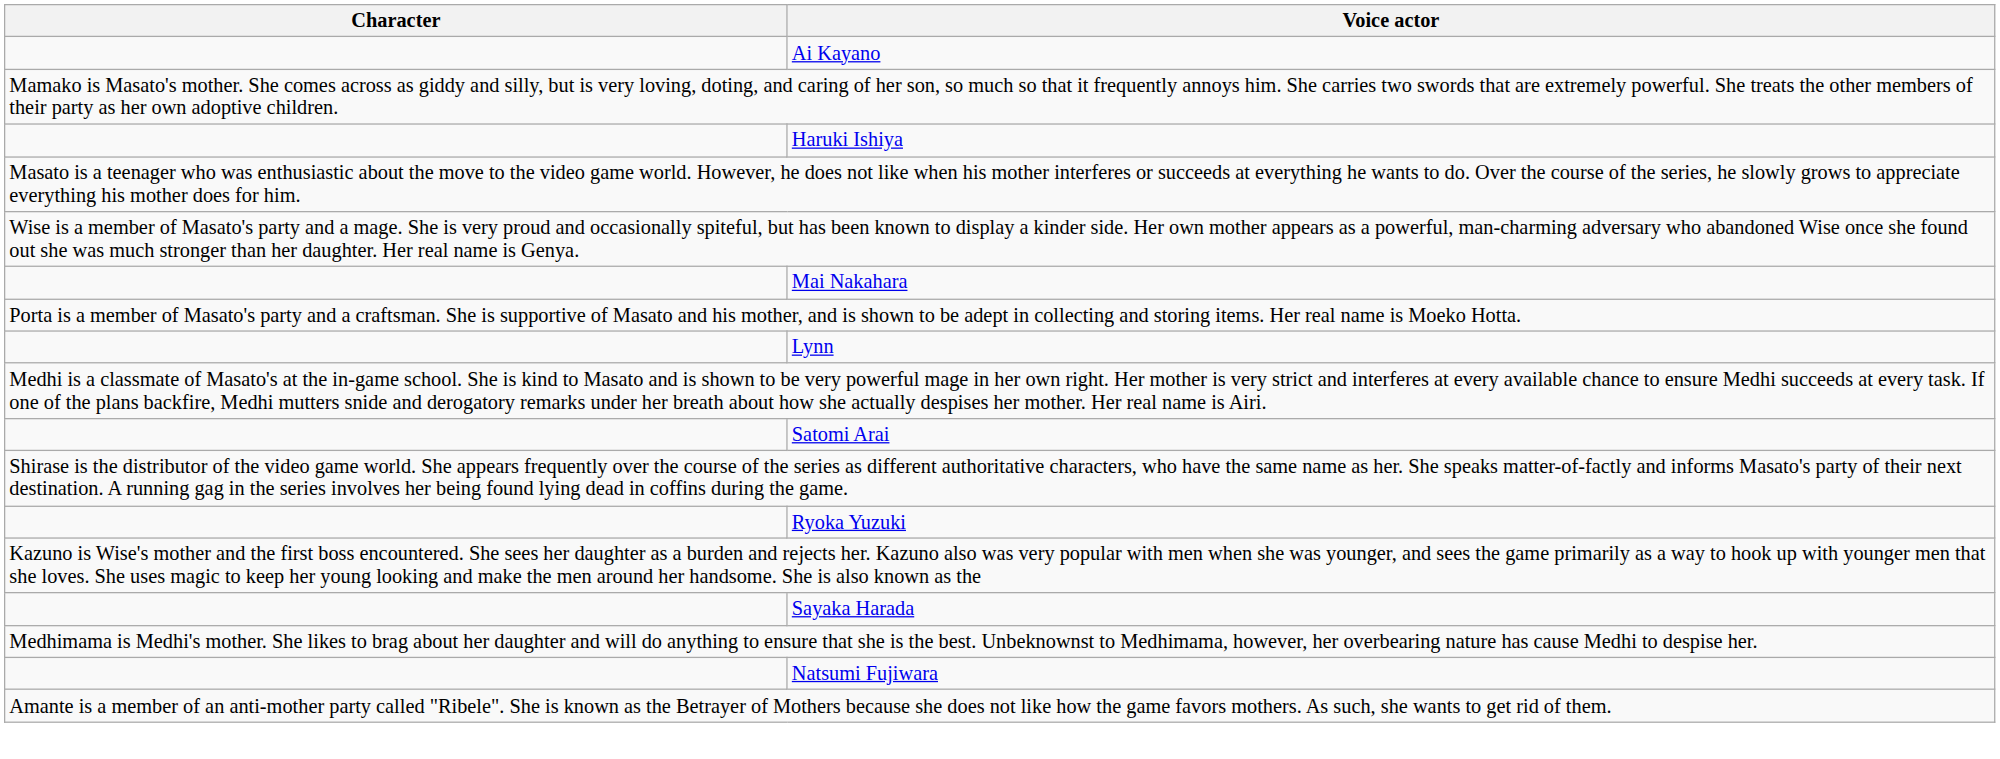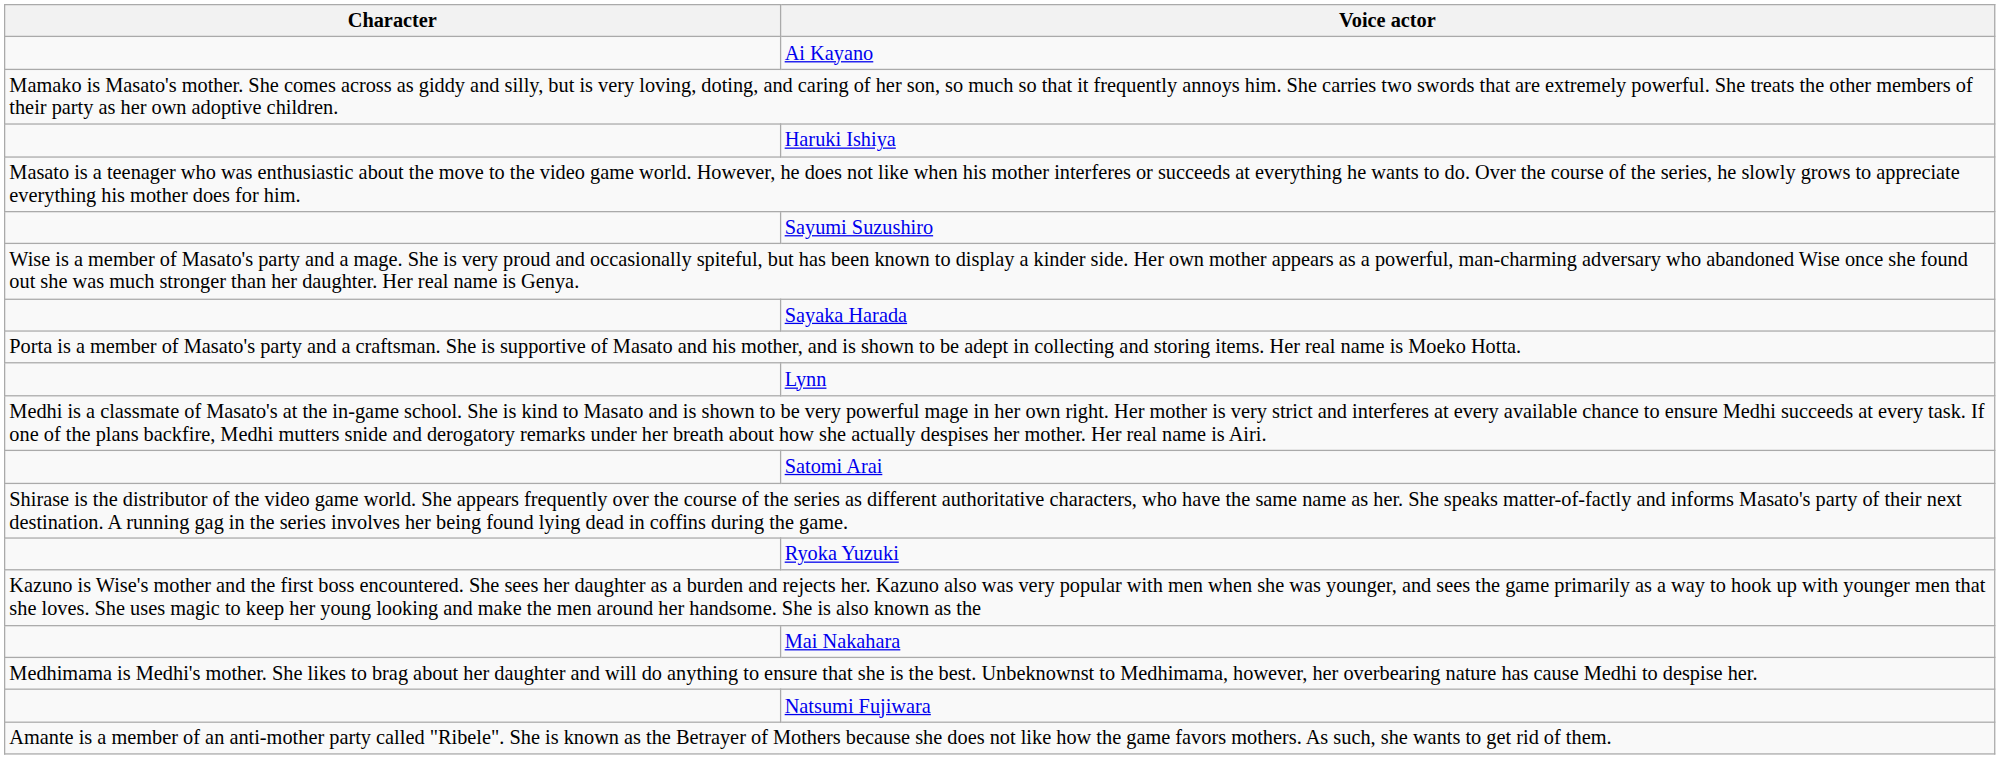+ row: (859, 227)
rows swapped: (853, 608) <-> (850, 282)
